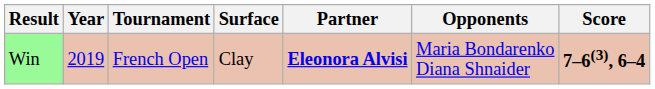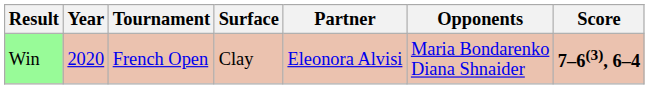(86, 58) 2019 -> (86, 58) 2020
(347, 58) bold -> (345, 58) normal
